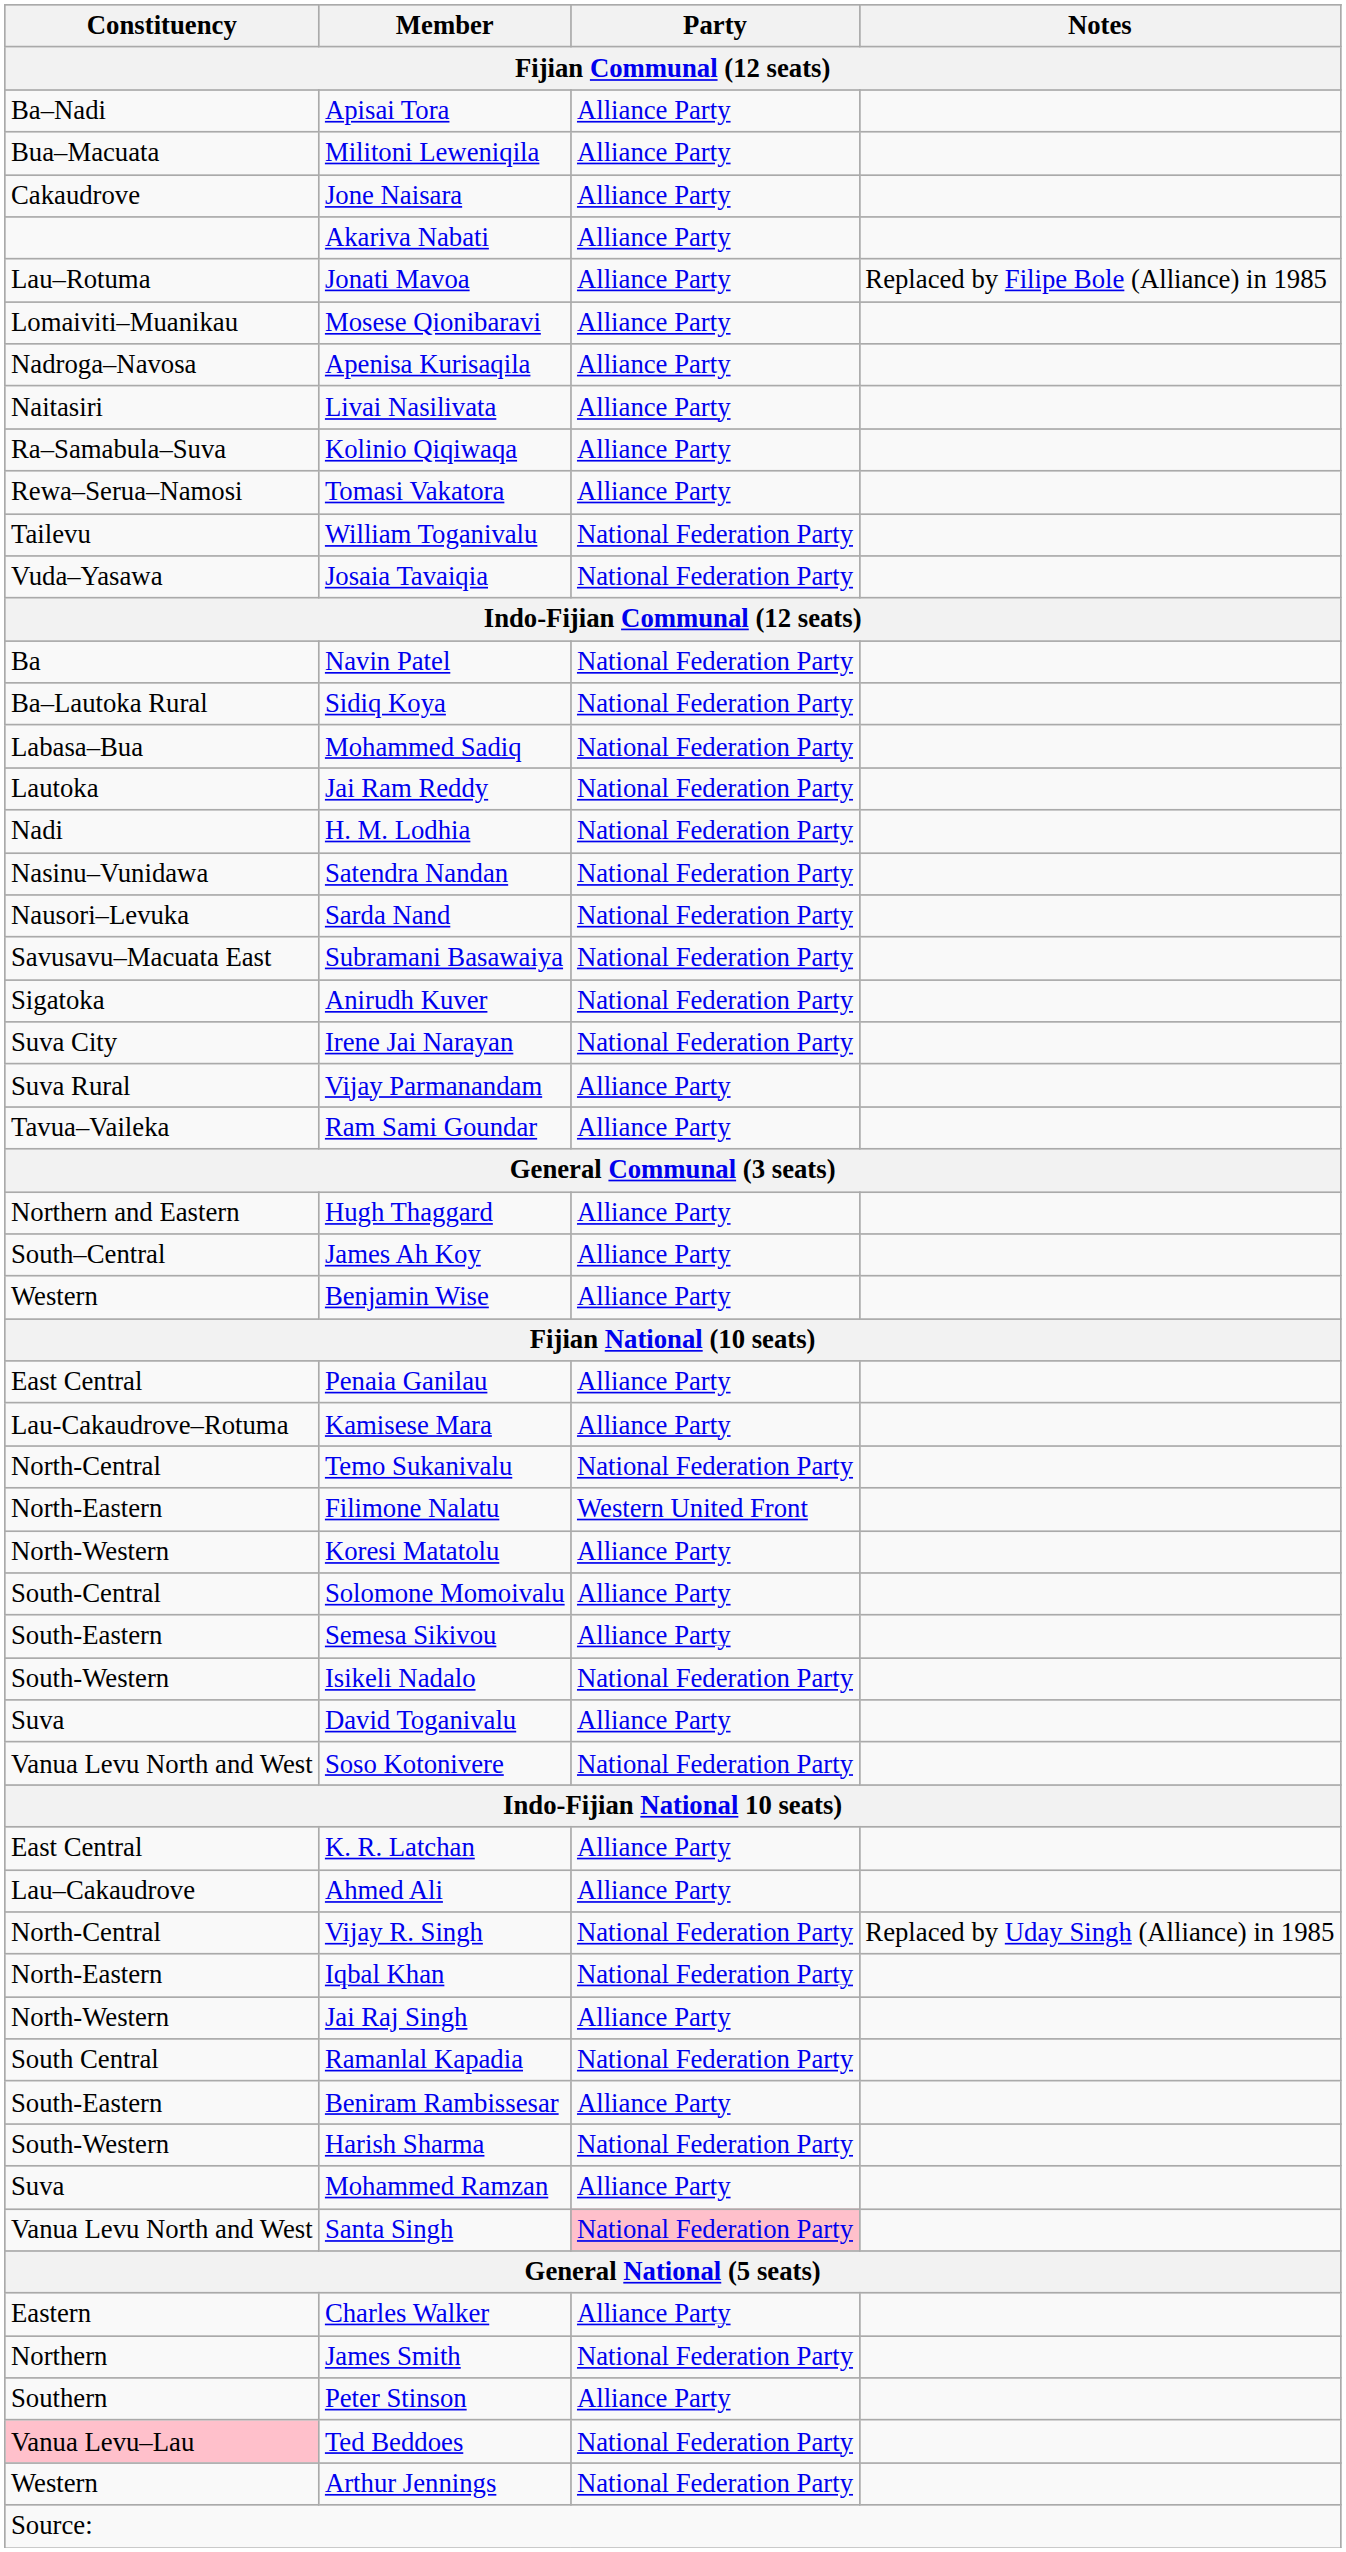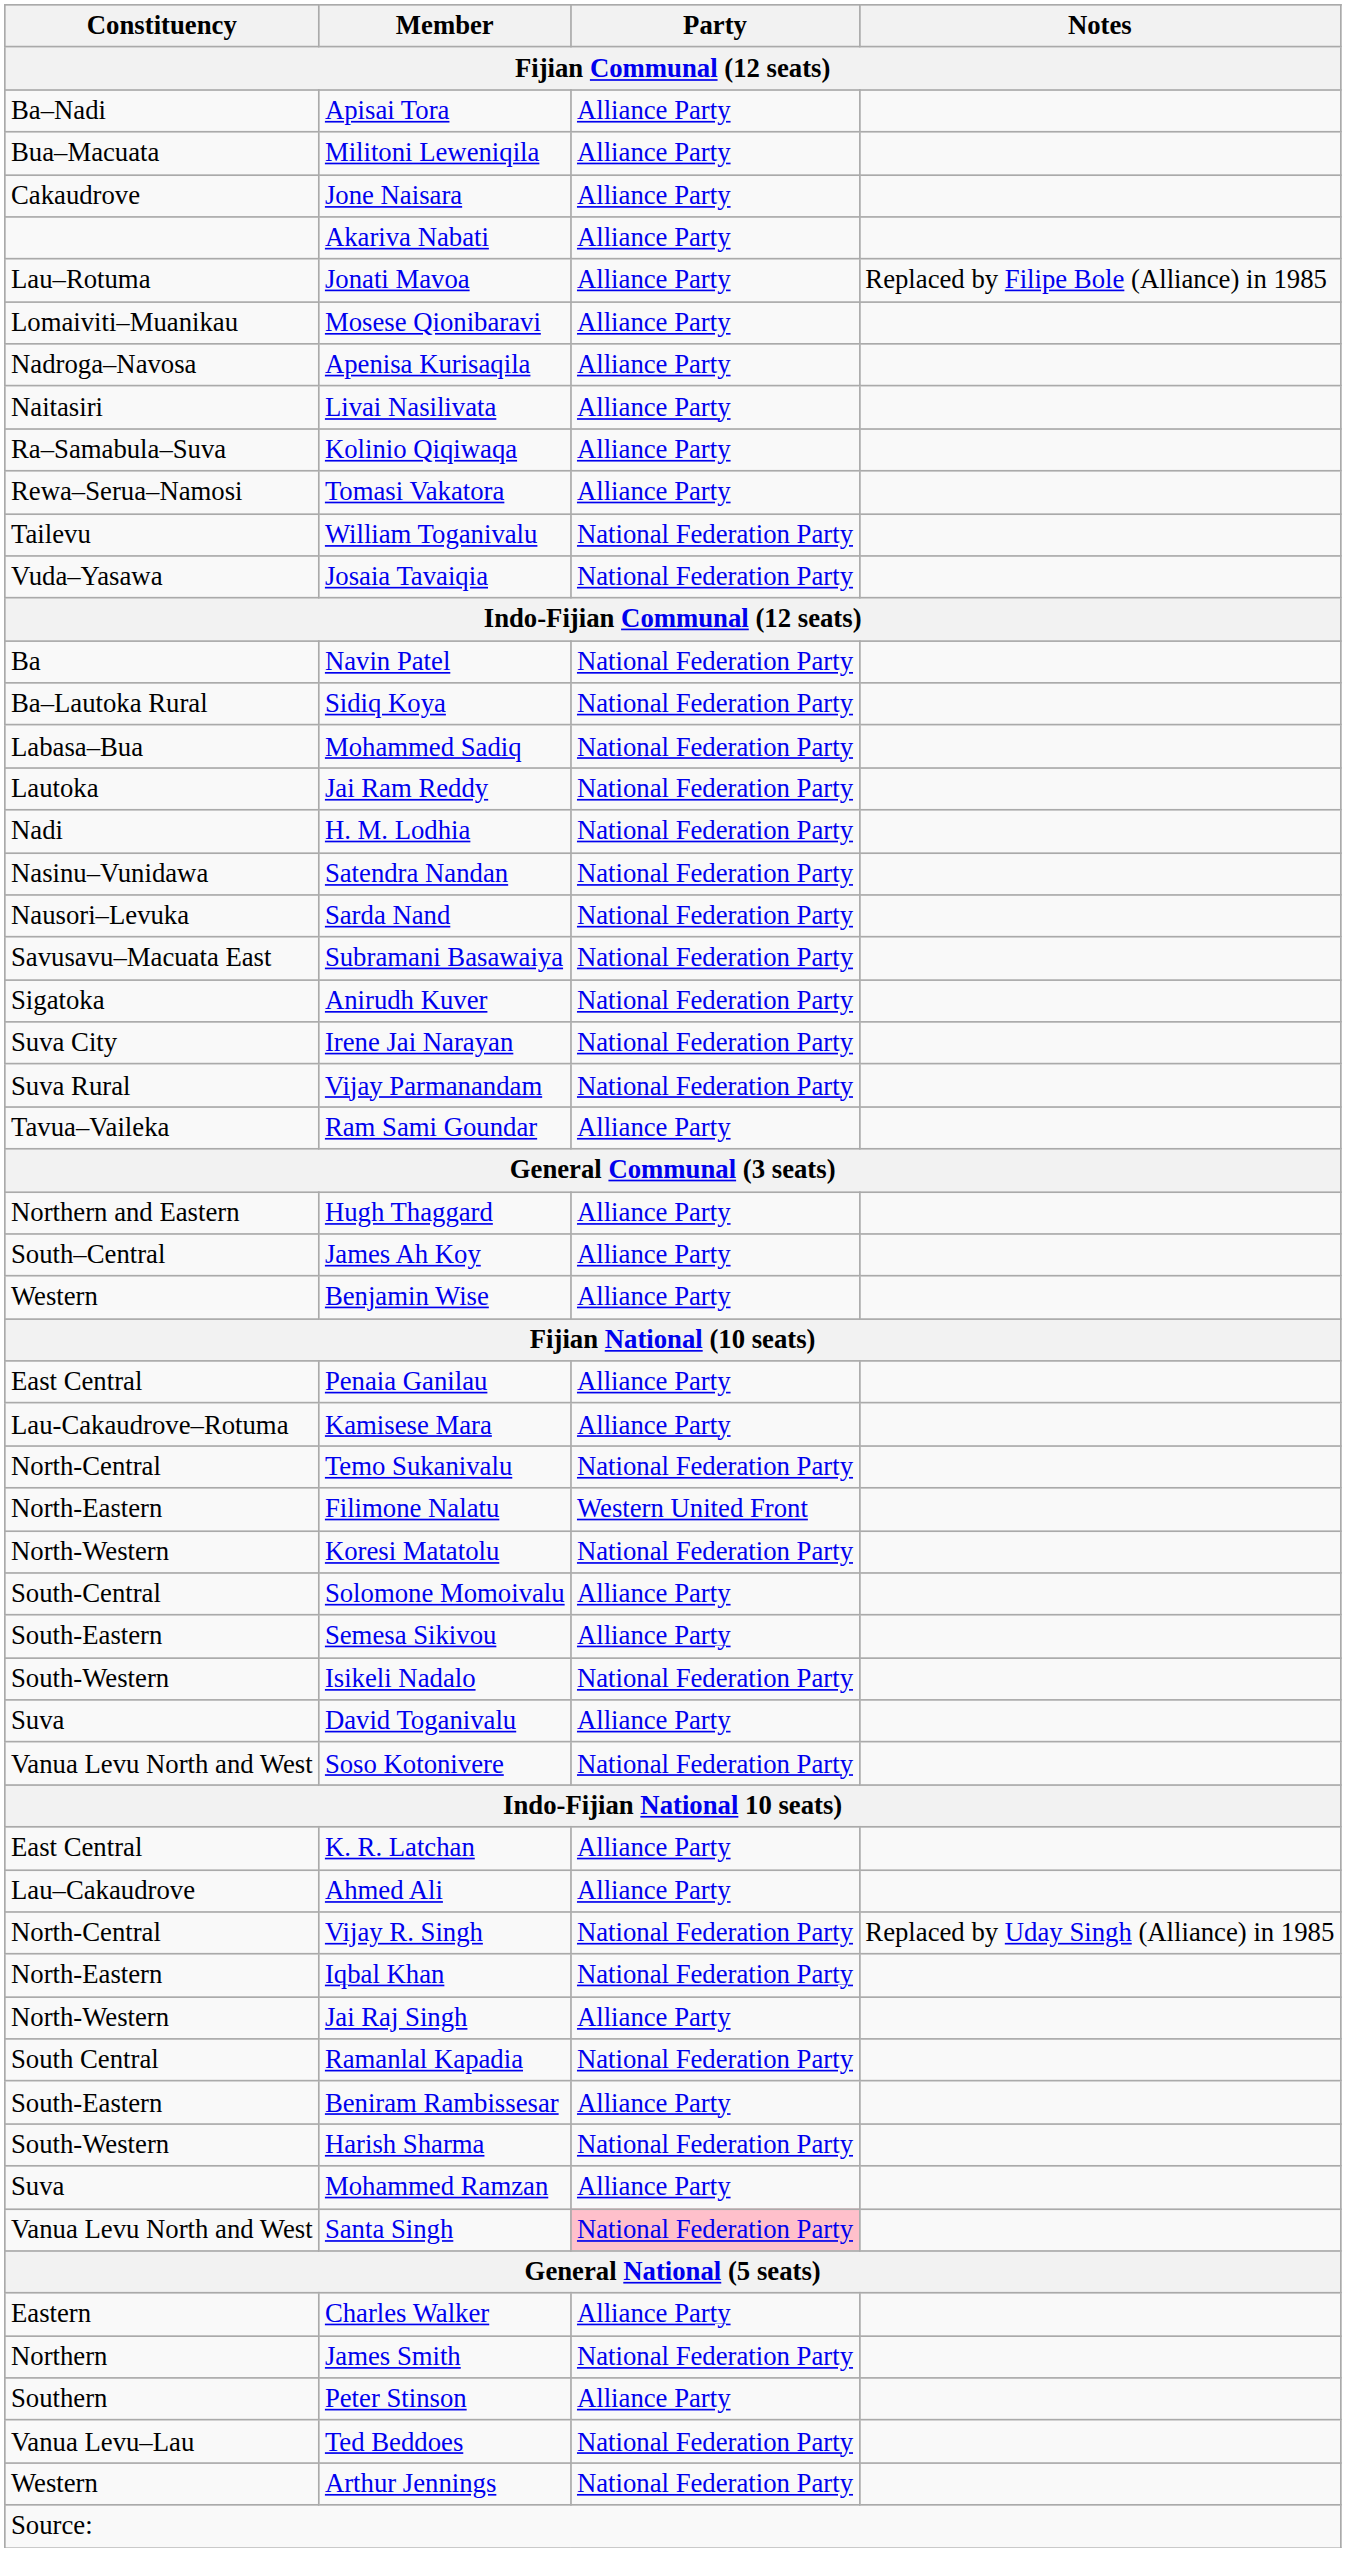(654, 1085) Alliance Party -> (715, 1085) National Federation Party
(654, 1551) Alliance Party -> (715, 1551) National Federation Party
(103, 2441) pink background -> (103, 2441) no background
